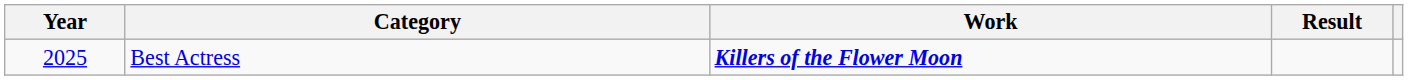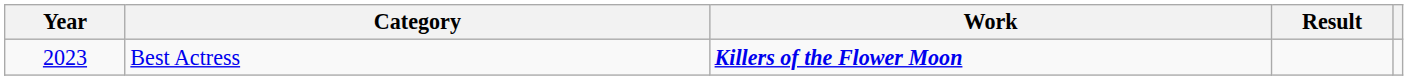(65, 57) 2025 -> (65, 57) 2023
